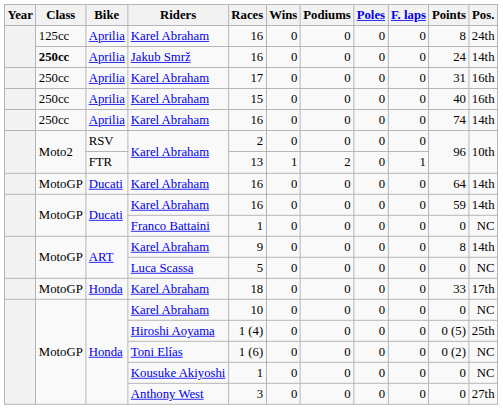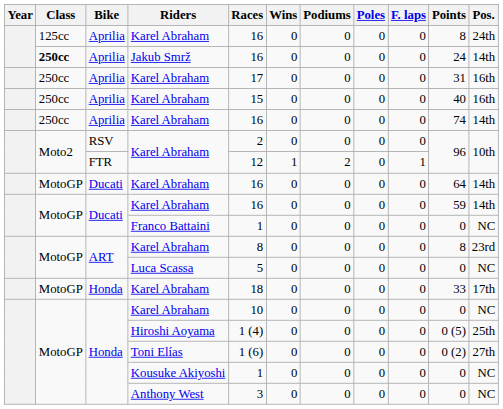(257, 162) 13 -> (257, 162) 12
(260, 246) 9 -> (260, 246) 8
(483, 246) 14th -> (484, 246) 23rd
(486, 352) NC -> (484, 352) 27th
(483, 394) 27th -> (486, 394) NC
